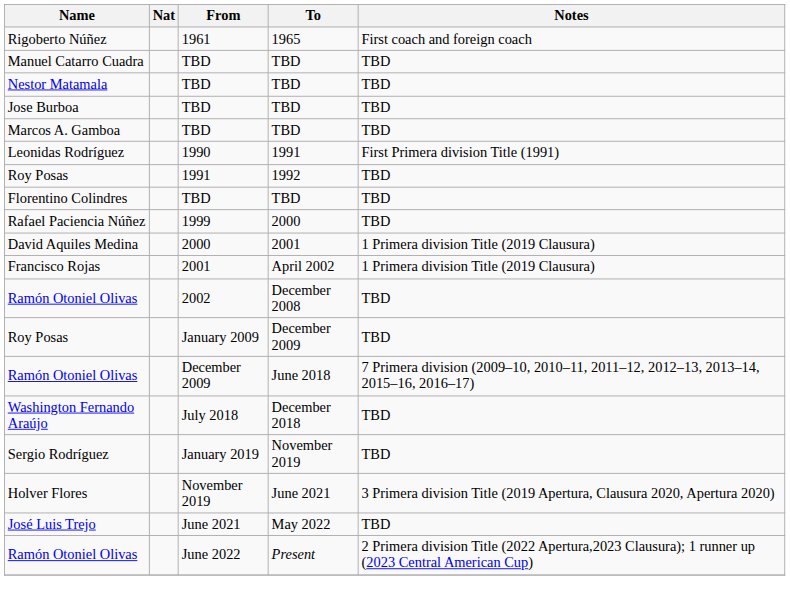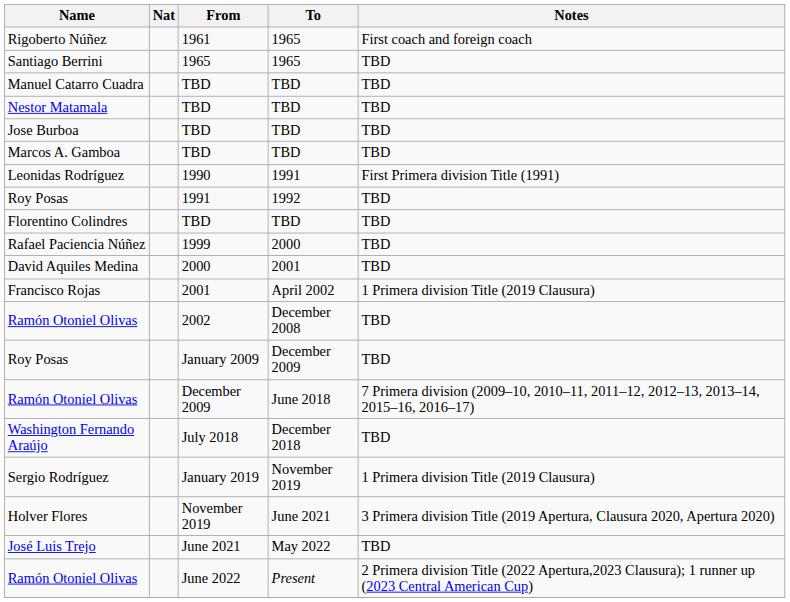+ row: (55, 61)
(478, 244) 1 Primera division Title (2019 Clausura) -> (376, 267) TBD
(376, 454) TBD -> (478, 477) 1 Primera division Title (2019 Clausura)
